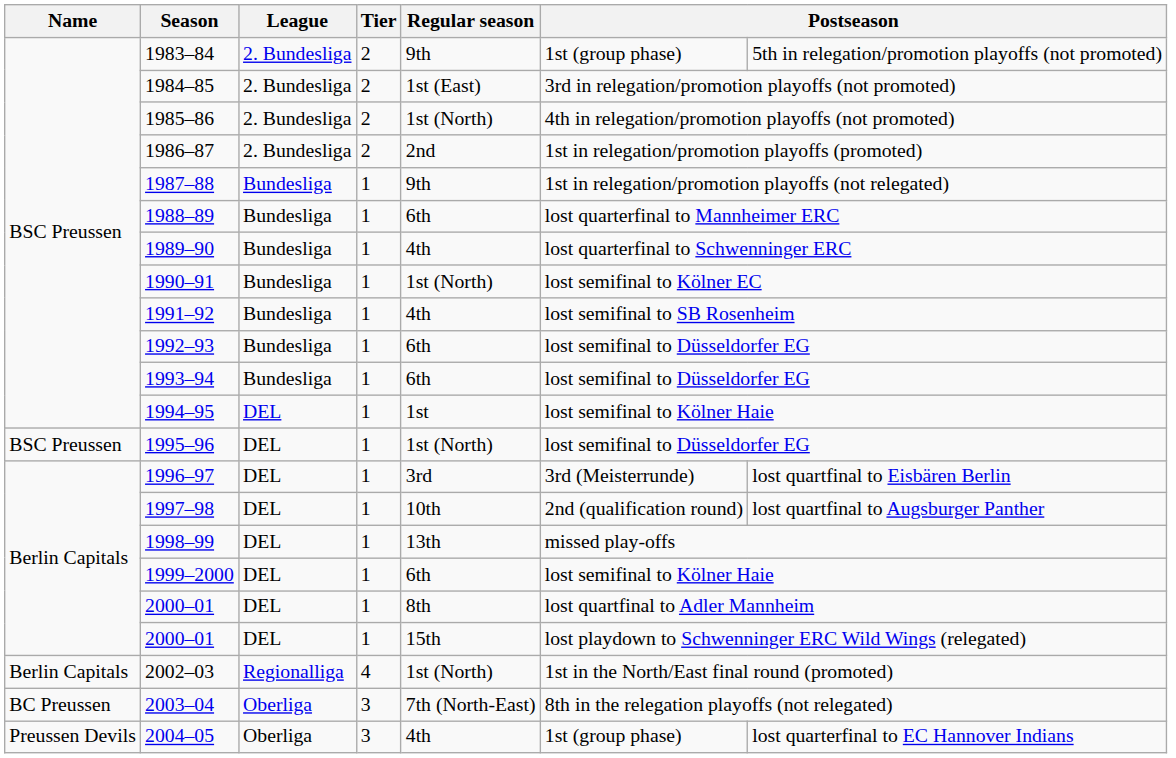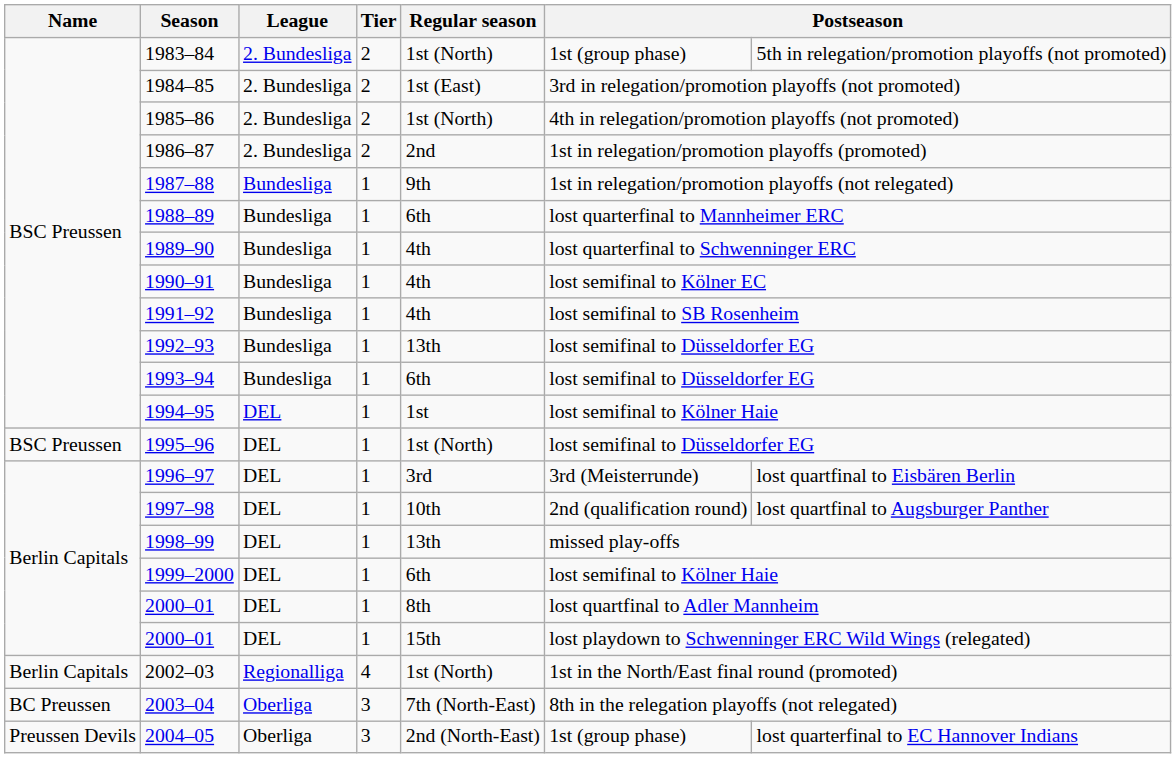(418, 53) 9th -> (449, 53) 1st (North)
(449, 281) 1st (North) -> (418, 281) 4th
(418, 346) 6th -> (423, 346) 13th
(418, 736) 4th -> (473, 736) 2nd (North-East)
